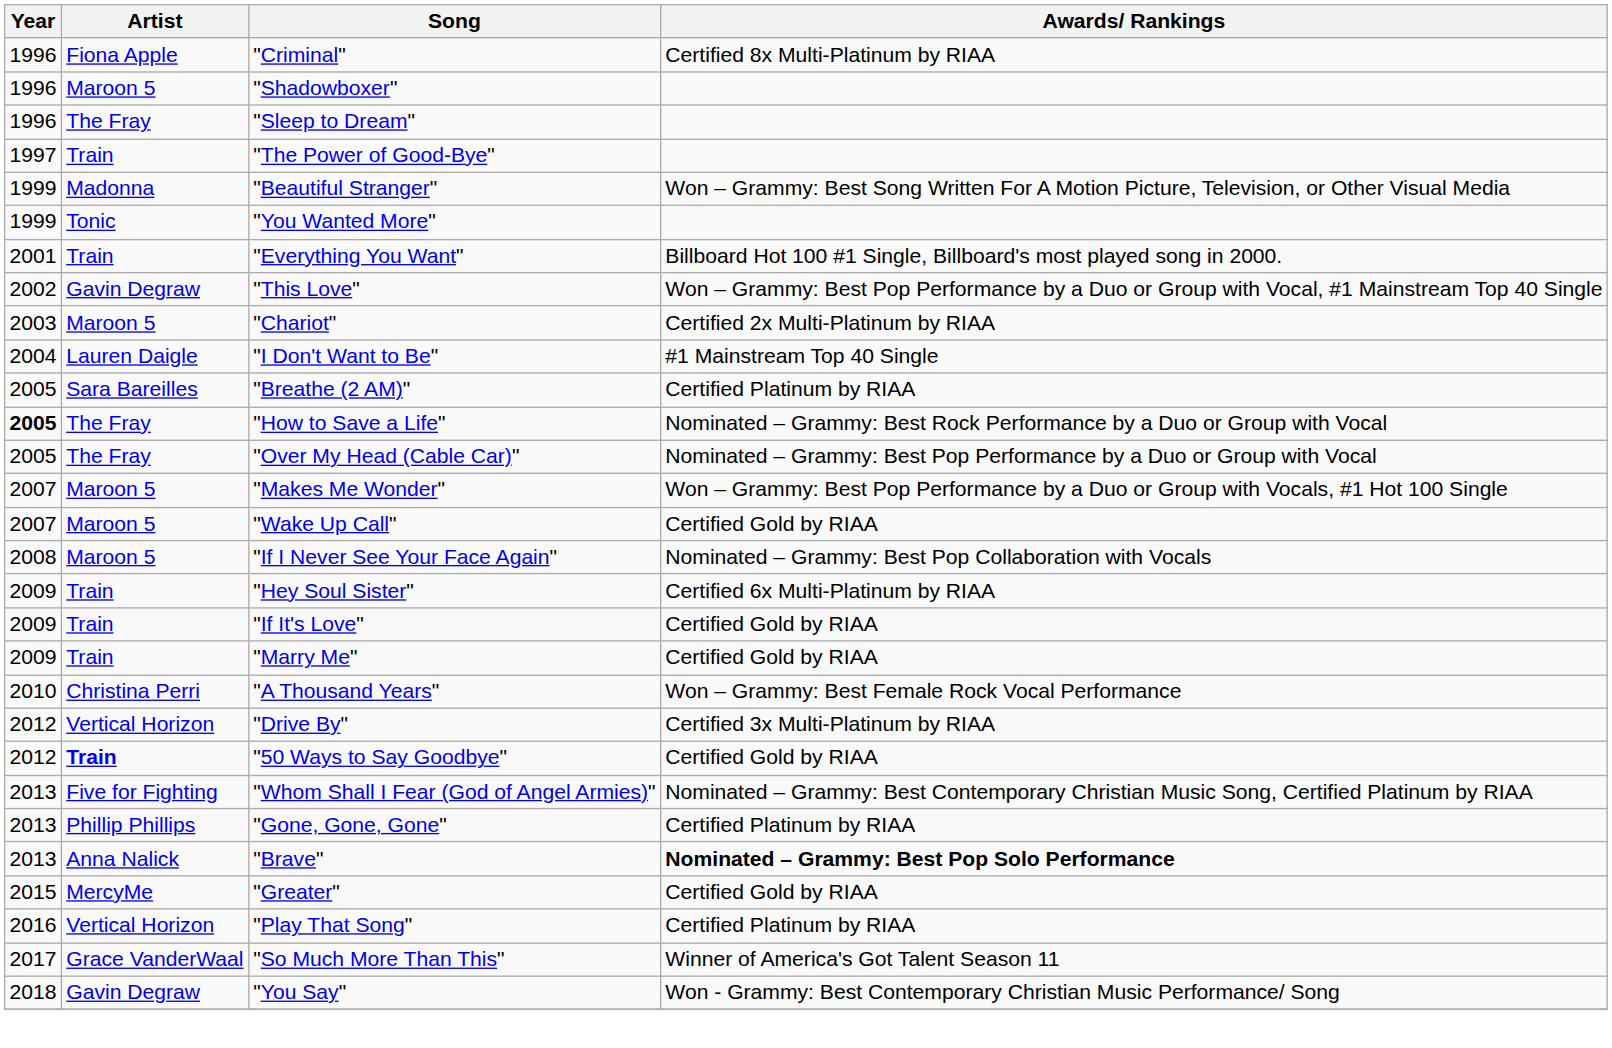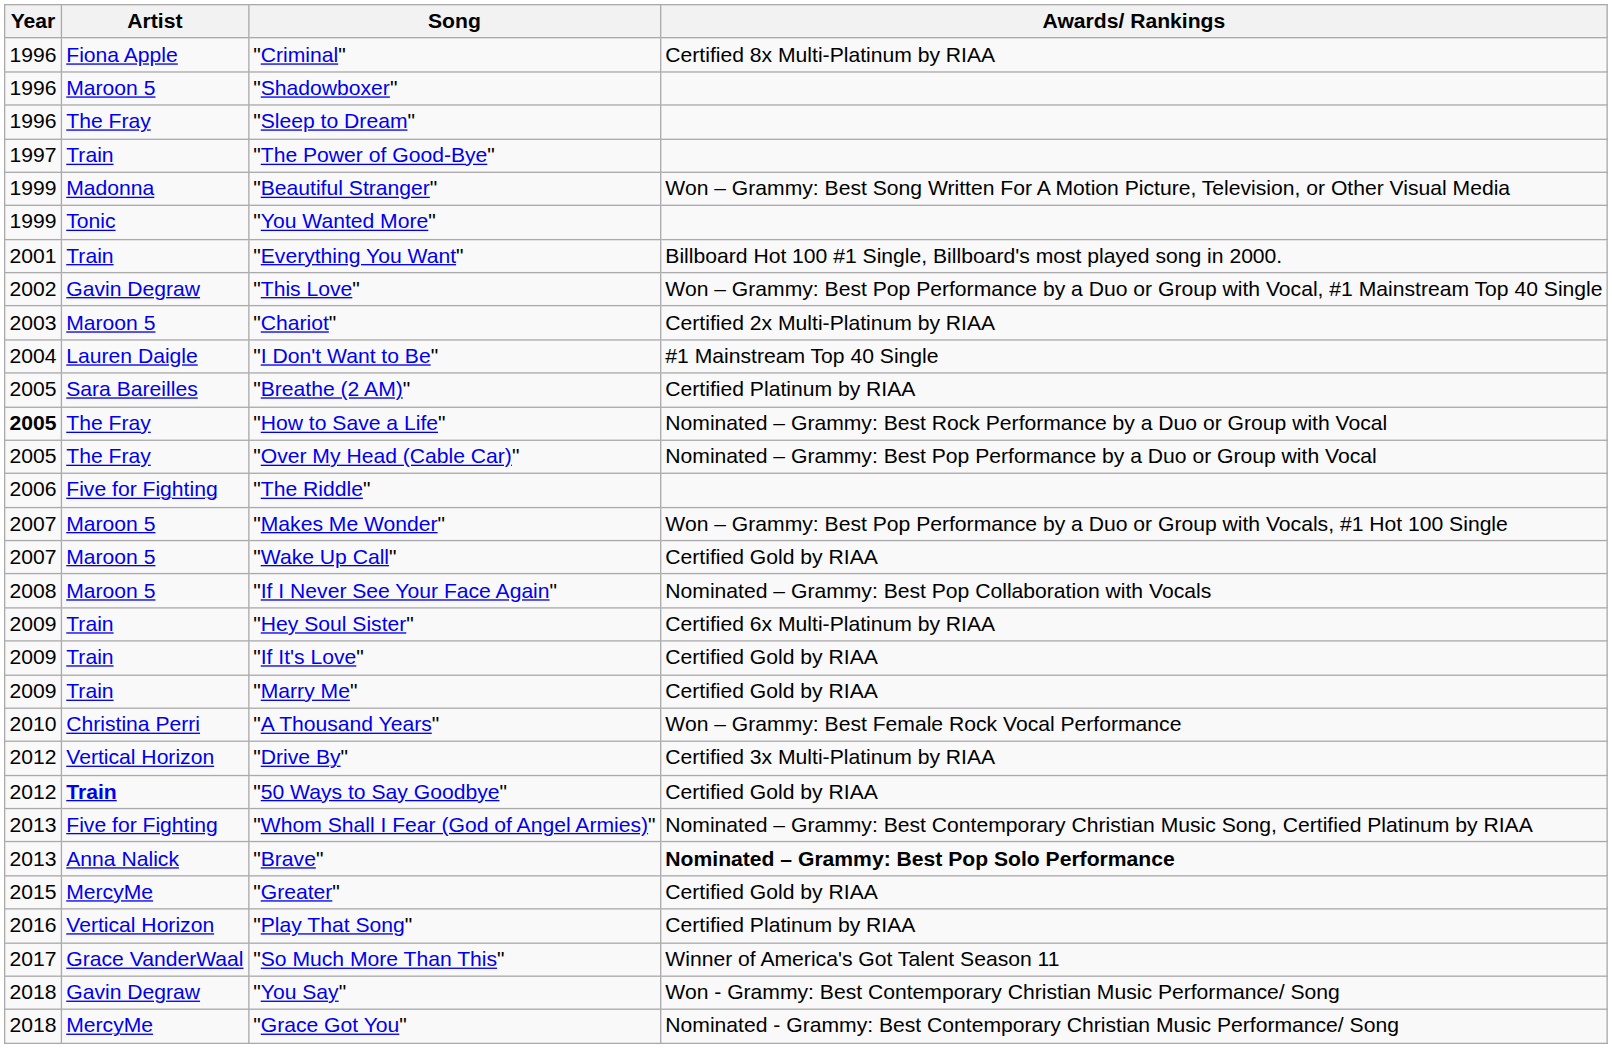+ row: (312, 490)
- row: (350, 825)
+ row: (330, 1026)
